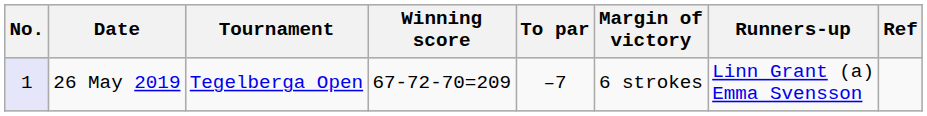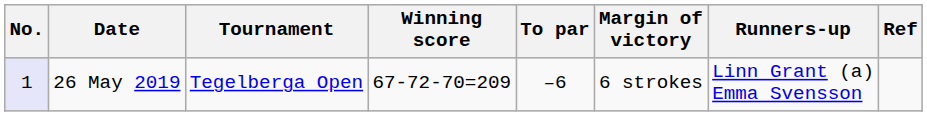(555, 85) –7 -> (555, 85) –6
